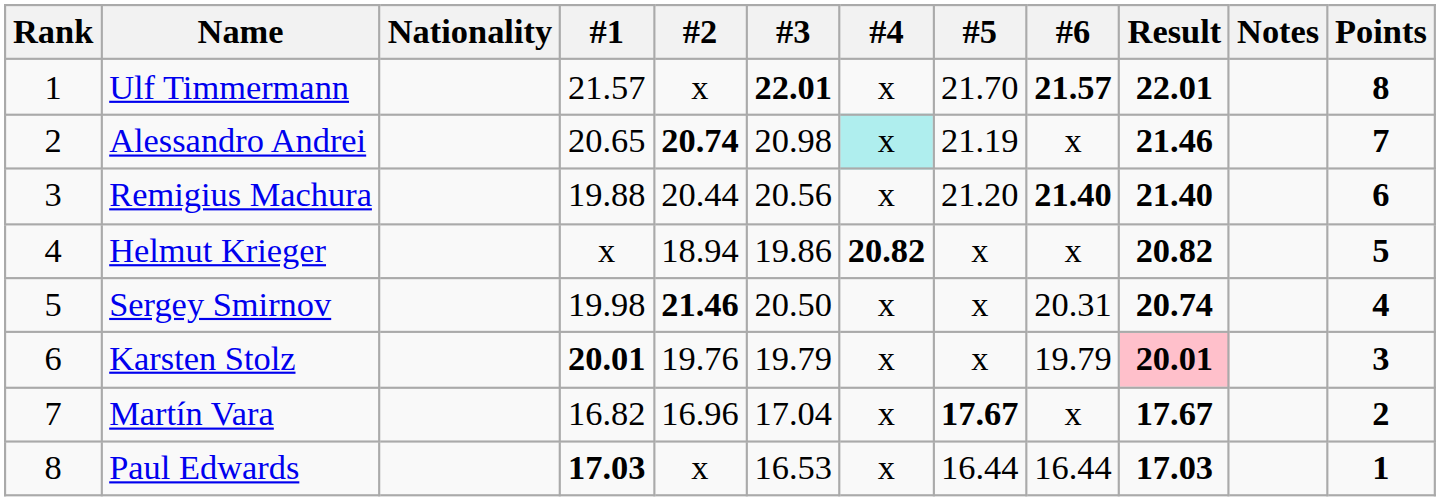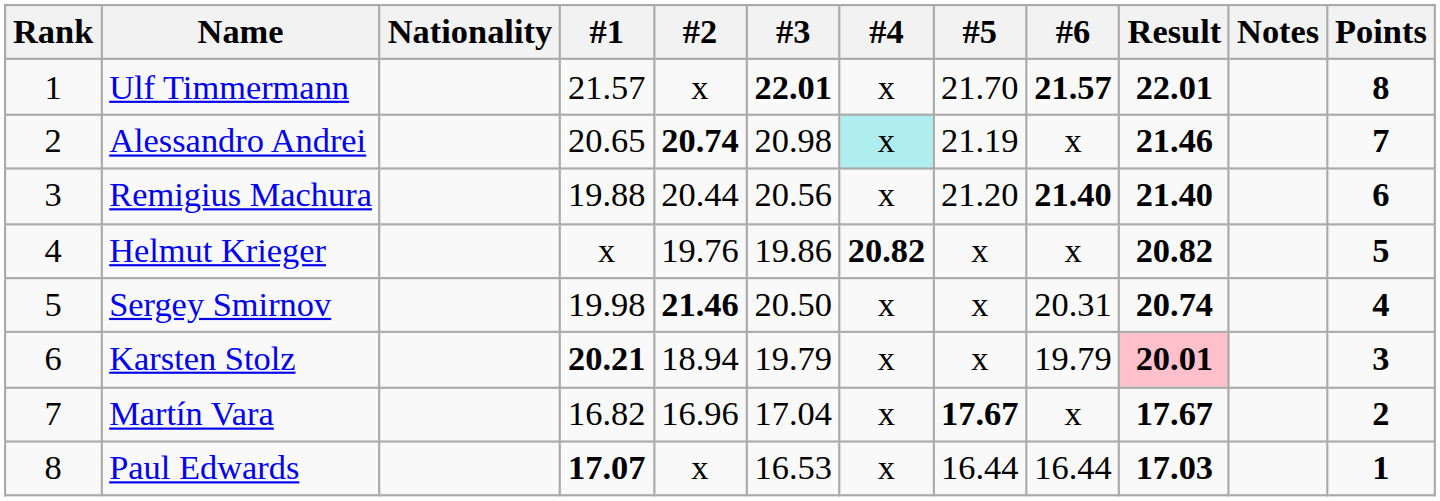(700, 250) 18.94 -> (700, 250) 19.76
(607, 359) 20.01 -> (607, 359) 20.21
(700, 359) 19.76 -> (700, 359) 18.94
(607, 468) 17.03 -> (607, 468) 17.07
